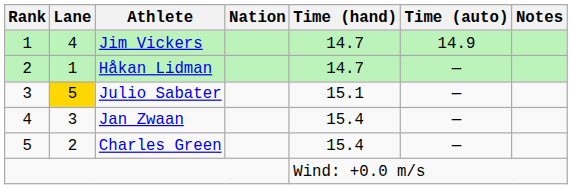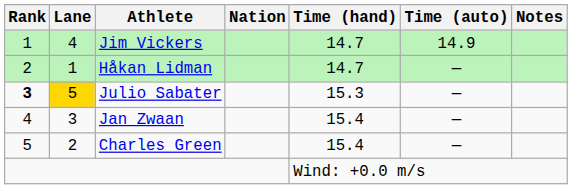(27, 94) normal -> (27, 94) bold
(345, 94) 15.1 -> (345, 94) 15.3
